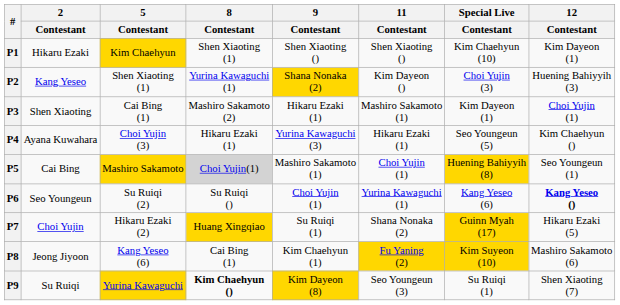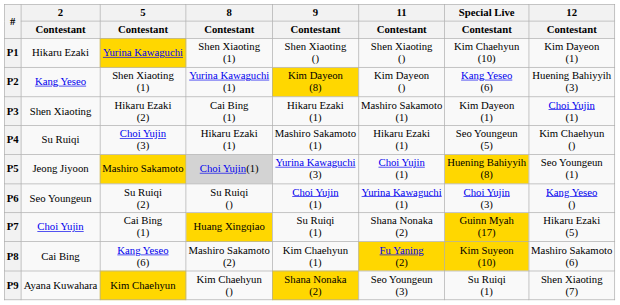(143, 53) Kim Chaehyun -> (143, 53) Yurina Kawaguchi
(315, 82) Shana Nonaka (2) -> (315, 82) Kim Dayeon (8)
(487, 82) Choi Yujin (3) -> (487, 82) Kang Yeseo (6)
(143, 111) Cai Bing (1) -> (143, 111) Hikaru Ezaki (2)
(229, 111) Mashiro Sakamoto (2) -> (229, 111) Cai Bing (1)
(61, 140) Ayana Kuwahara -> (61, 140) Su Ruiqi
(315, 140) Yurina Kawaguchi (3) -> (315, 140) Mashiro Sakamoto (1)
(61, 169) Cai Bing -> (61, 169) Jeong Jiyoon
(315, 169) Mashiro Sakamoto (1) -> (315, 169) Yurina Kawaguchi (3)
(487, 198) Kang Yeseo (6) -> (487, 198) Choi Yujin (3)
(572, 198) bold -> (572, 198) normal
(143, 227) Hikaru Ezaki (2) -> (143, 227) Cai Bing (1)
(61, 256) Jeong Jiyoon -> (61, 256) Cai Bing
(229, 256) Cai Bing (1) -> (229, 256) Mashiro Sakamoto (2)
(61, 285) Su Ruiqi -> (61, 285) Ayana Kuwahara
(143, 285) Yurina Kawaguchi -> (143, 285) Kim Chaehyun
(229, 285) bold -> (229, 285) normal
(315, 285) Kim Dayeon (8) -> (315, 285) Shana Nonaka (2)
